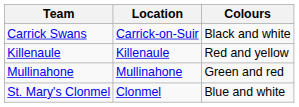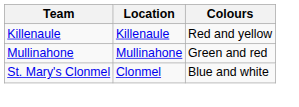- row: (47, 33)
